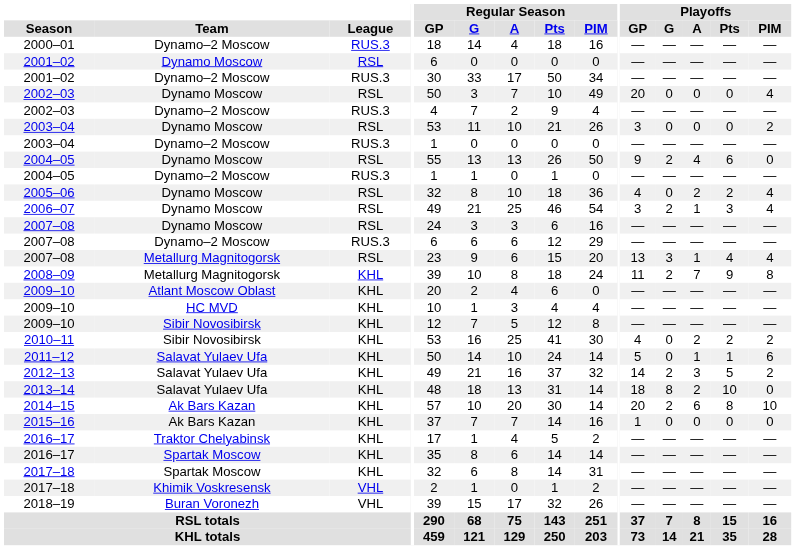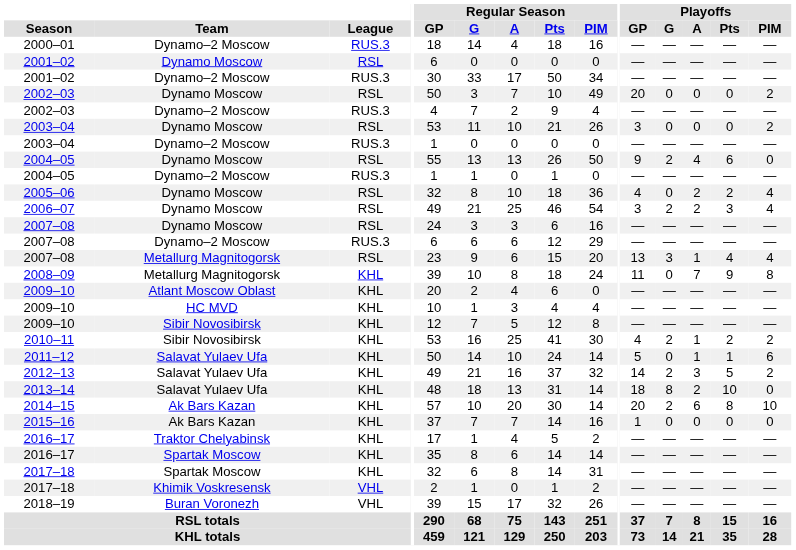(770, 94) 4 -> (770, 94) 2
(697, 209) 1 -> (697, 209) 2
(669, 274) 2 -> (669, 274) 0
(669, 340) 0 -> (669, 340) 2
(697, 340) 2 -> (697, 340) 1
